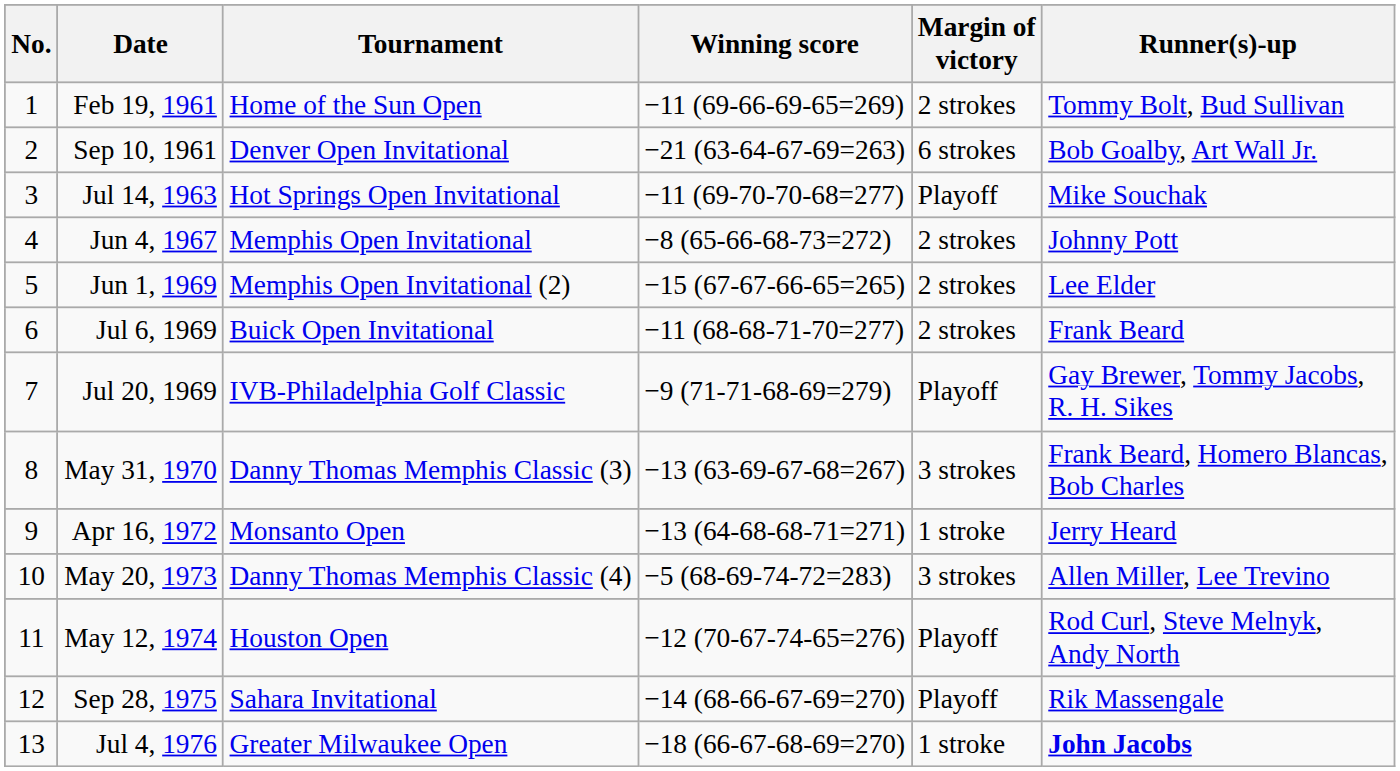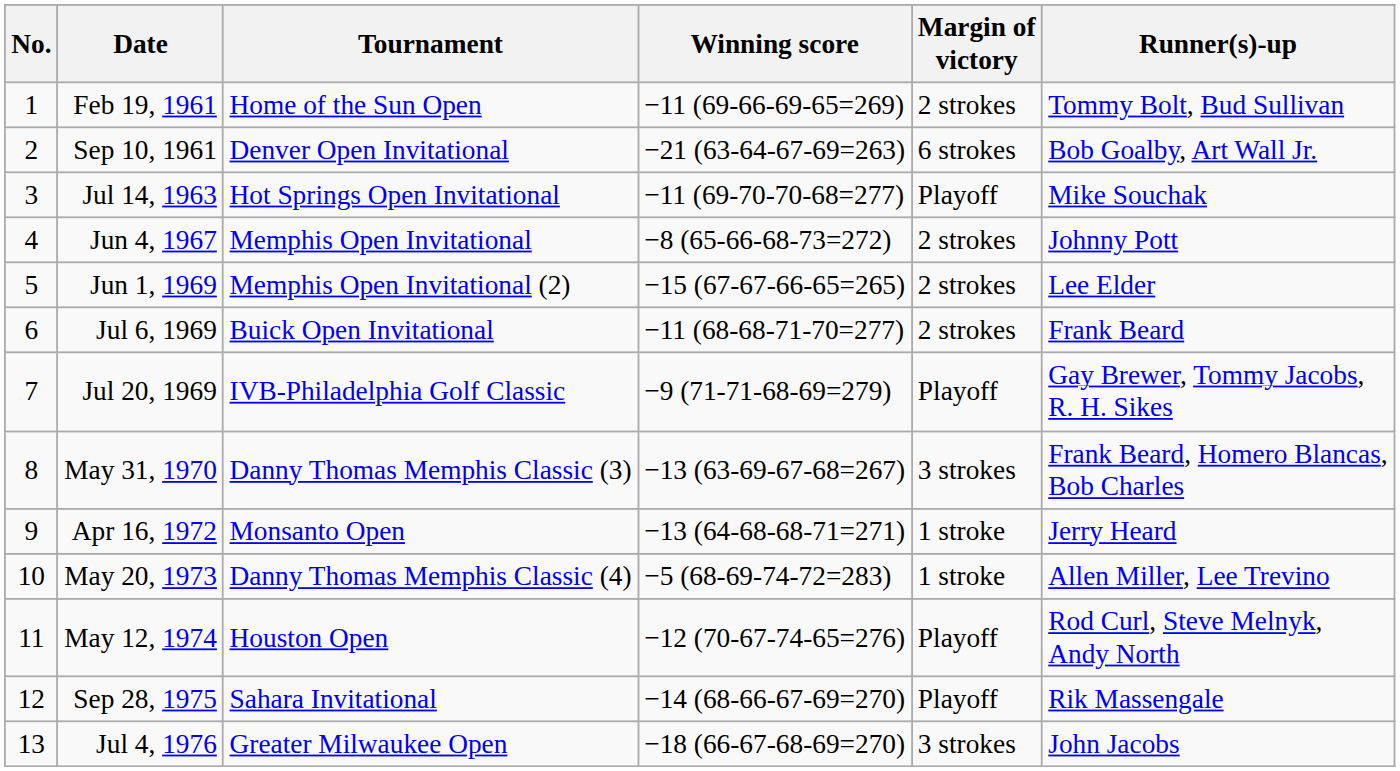(967, 575) 3 strokes -> (962, 575) 1 stroke
(962, 743) 1 stroke -> (967, 743) 3 strokes
(1120, 743) bold -> (1114, 743) normal
